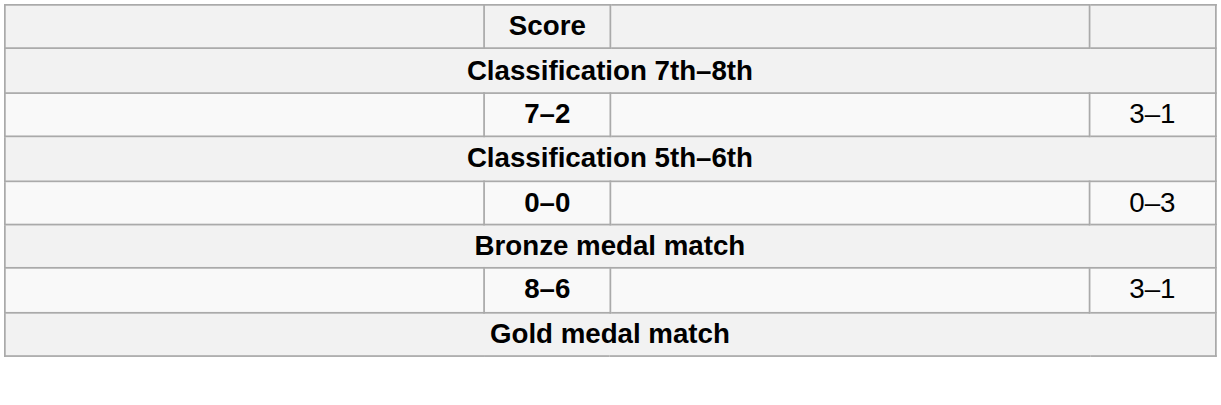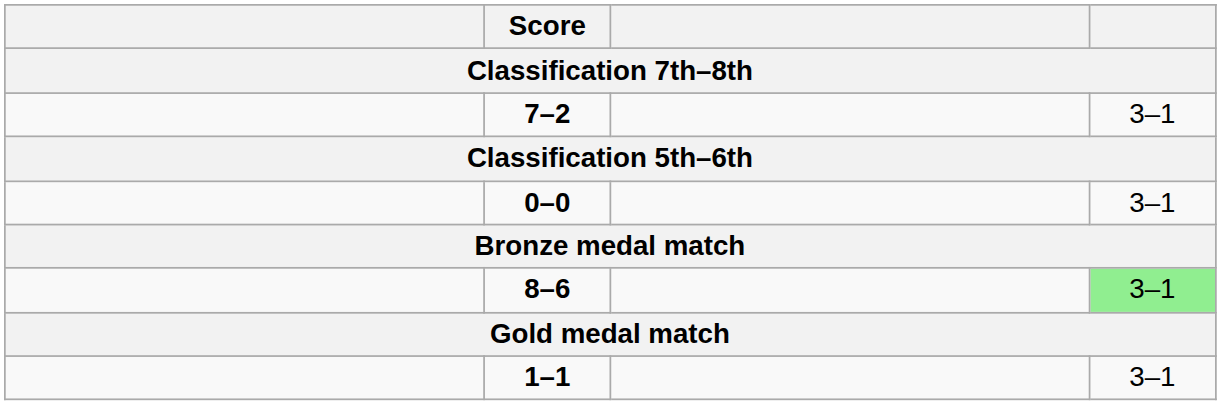(1152, 202) 0–3 -> (1152, 202) 3–1
(1152, 289) no background -> (1152, 289) lightgreen background
+ row: (547, 377)
